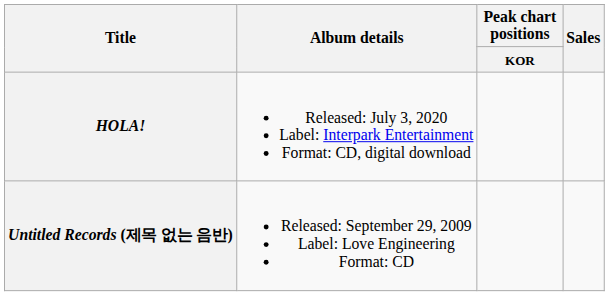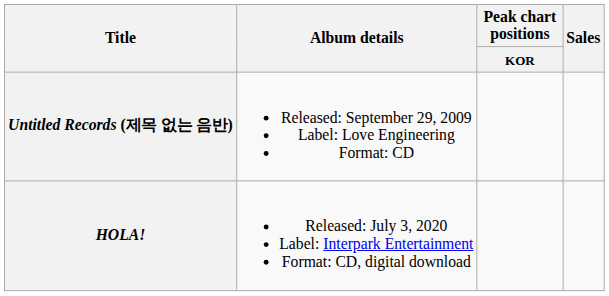rows swapped: (120, 235) <-> (120, 126)
